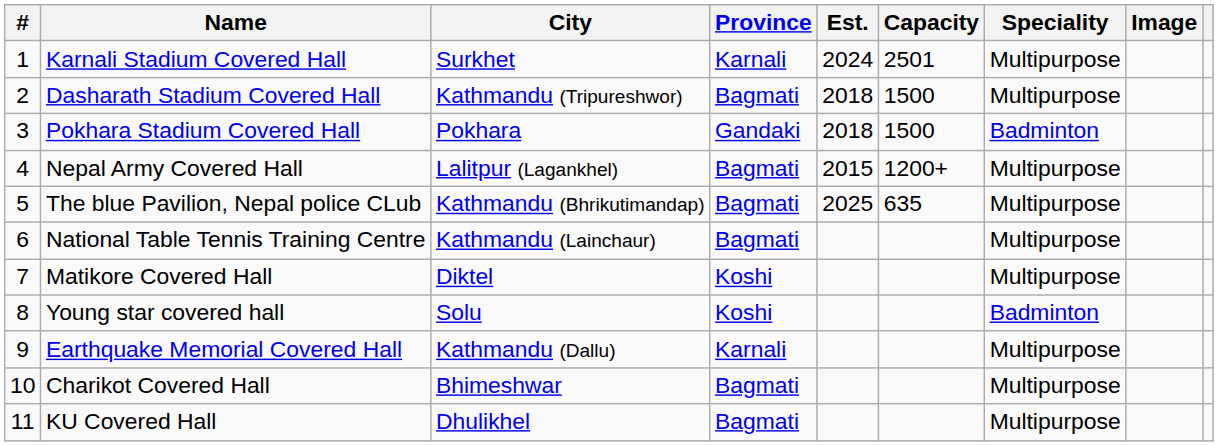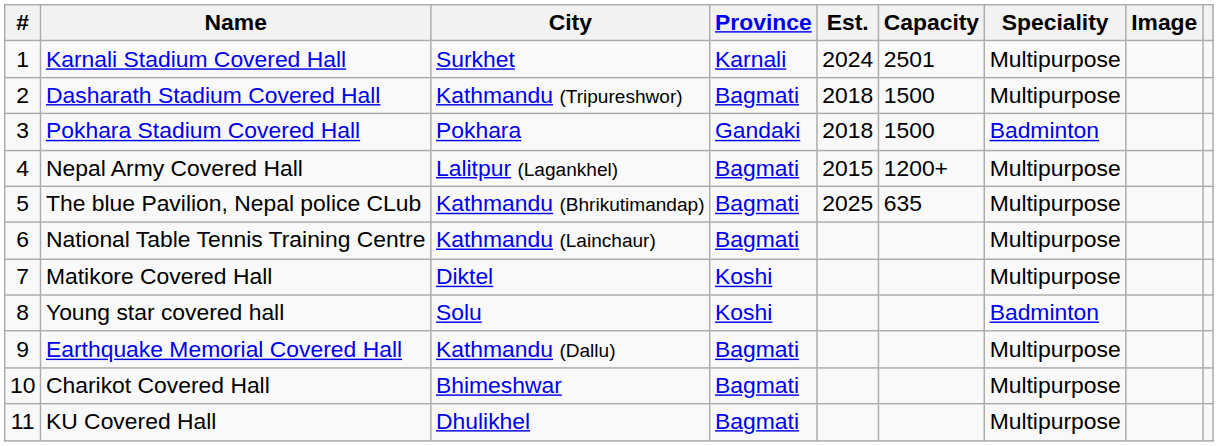(751, 349) Karnali -> (757, 349) Bagmati
